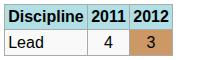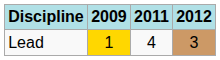+ column: (109, 17)
